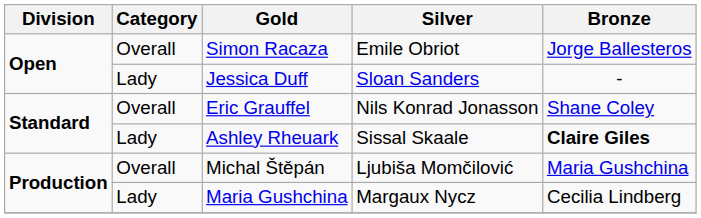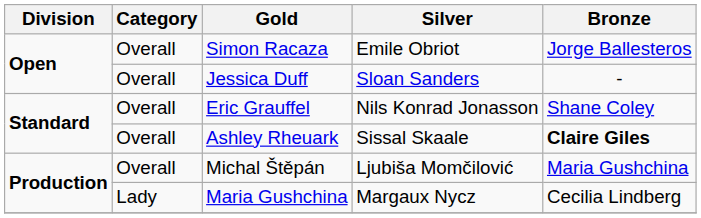(137, 78) Lady -> (146, 78) Overall
(137, 138) Lady -> (146, 138) Overall
